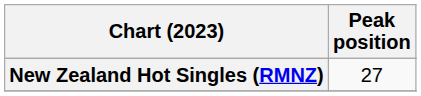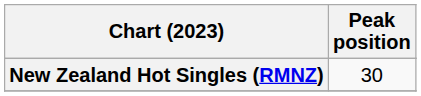(372, 74) 27 -> (372, 74) 30
